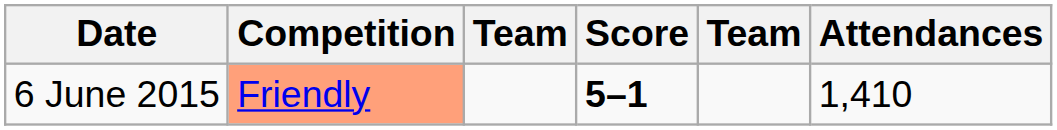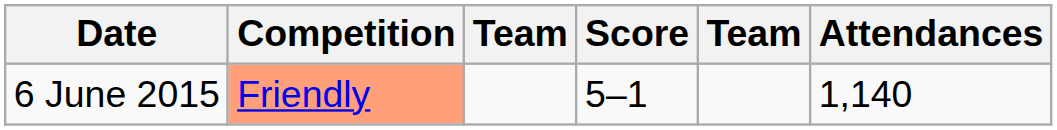(616, 93) bold -> (616, 93) normal
(866, 93) 1,410 -> (866, 93) 1,140
